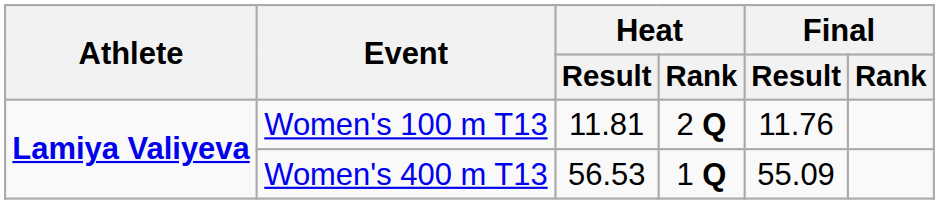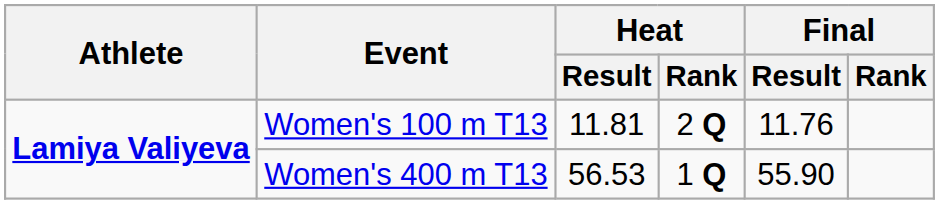(796, 174) 55.09 -> (796, 174) 55.90
